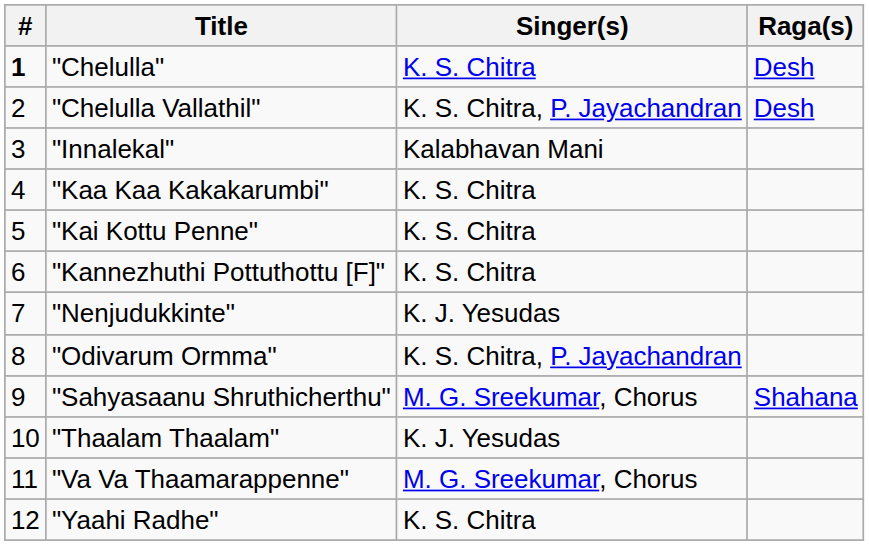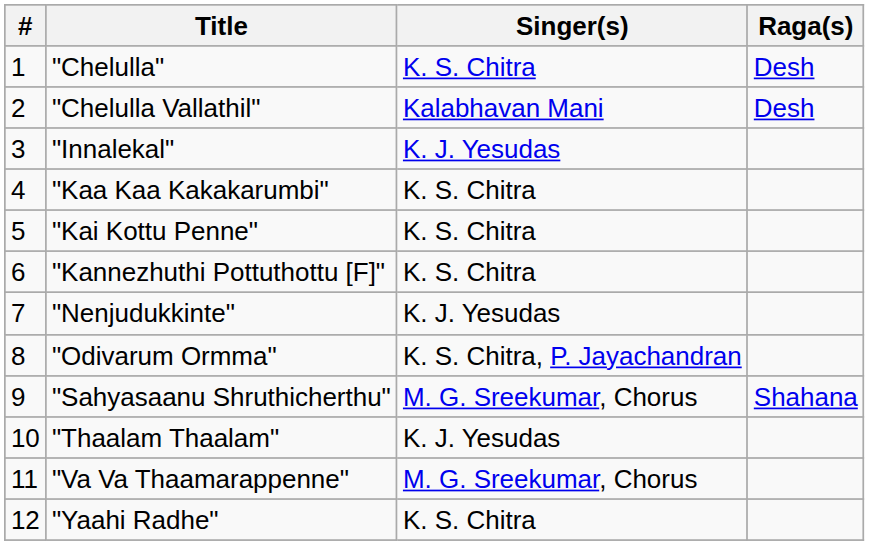(18, 67) bold -> (18, 67) normal
(572, 108) K. S. Chitra, P. Jayachandran -> (503, 108) Kalabhavan Mani
(503, 149) Kalabhavan Mani -> (482, 149) K. J. Yesudas
